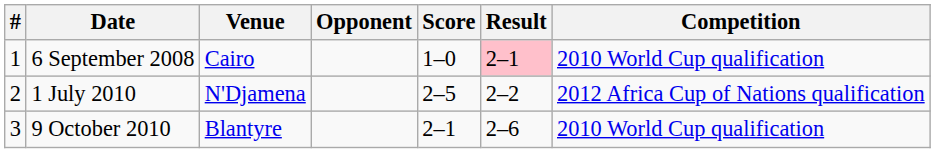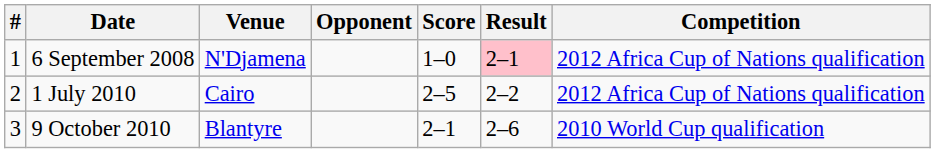(230, 57) Cairo -> (255, 57) N'Djamena
(691, 57) 2010 World Cup qualification -> (741, 57) 2012 Africa Cup of Nations qualification
(255, 93) N'Djamena -> (230, 93) Cairo
